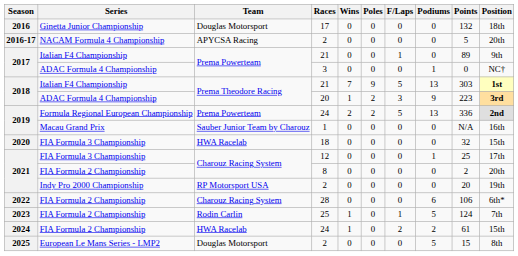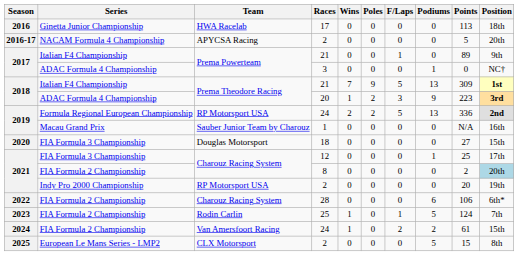(232, 26) Douglas Motorsport -> (222, 26) HWA Racelab
(466, 26) 132 -> (466, 26) 113
(466, 84) 303 -> (466, 84) 309
(229, 113) Prema Powerteam -> (233, 113) RP Motorsport USA
(222, 142) HWA Racelab -> (232, 142) Douglas Motorsport
(466, 142) 32 -> (466, 142) 27
(497, 171) no background -> (497, 171) lightblue background
(222, 229) HWA Racelab -> (238, 229) Van Amersfoort Racing
(232, 243) Douglas Motorsport -> (226, 243) CLX Motorsport
